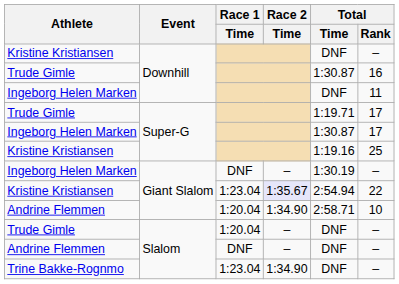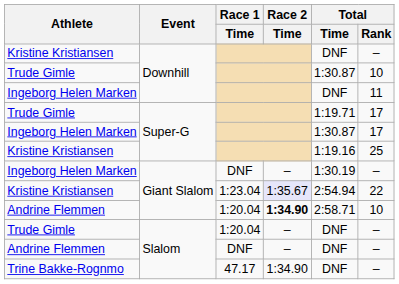(376, 73) 16 -> (376, 73) 10
(287, 210) normal -> (287, 210) bold
(240, 269) 1:23.04 -> (240, 269) 47.17
